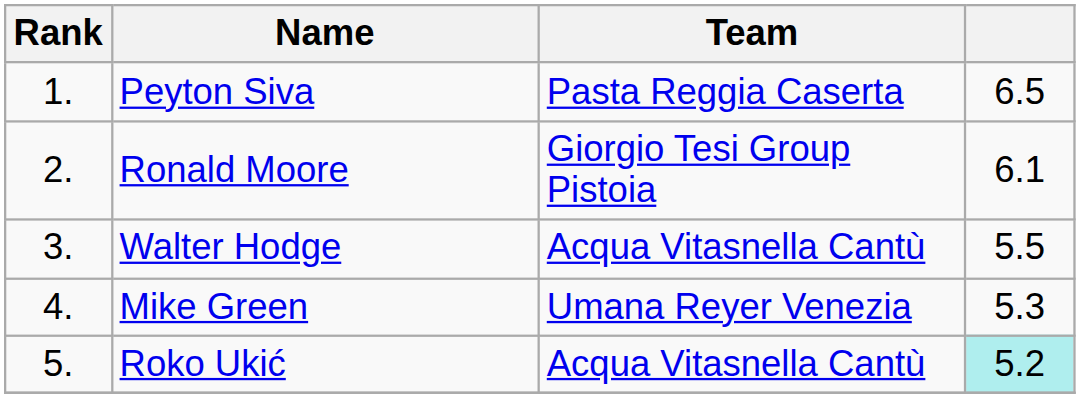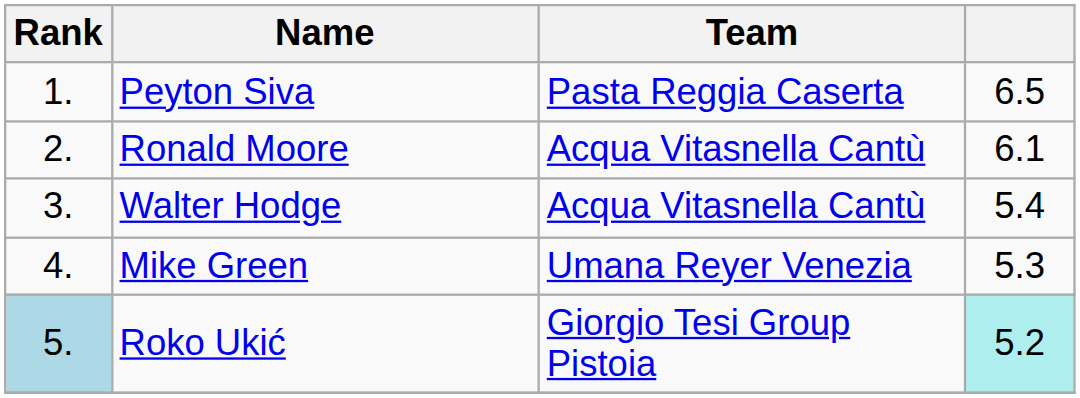(699, 169) Giorgio Tesi Group Pistoia -> (736, 149) Acqua Vitasnella Cantù
(1020, 248) 5.5 -> (1020, 206) 5.4
(58, 363) no background -> (58, 343) lightblue background
(736, 363) Acqua Vitasnella Cantù -> (699, 343) Giorgio Tesi Group Pistoia
